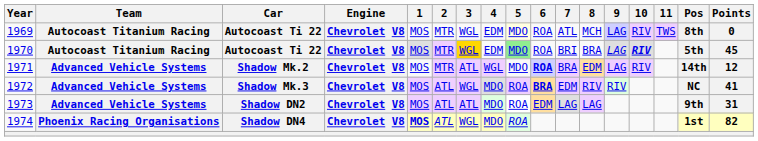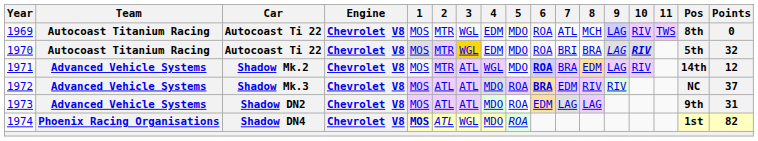(518, 49) lightgreen background -> (518, 49) no background
(731, 49) 45 -> (731, 49) 32
(469, 86) WGL -> (469, 86) ATL
(731, 86) 41 -> (731, 86) 37
